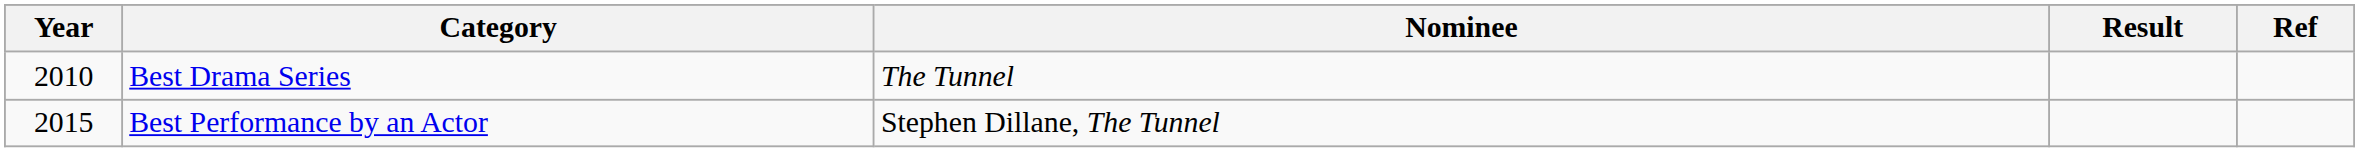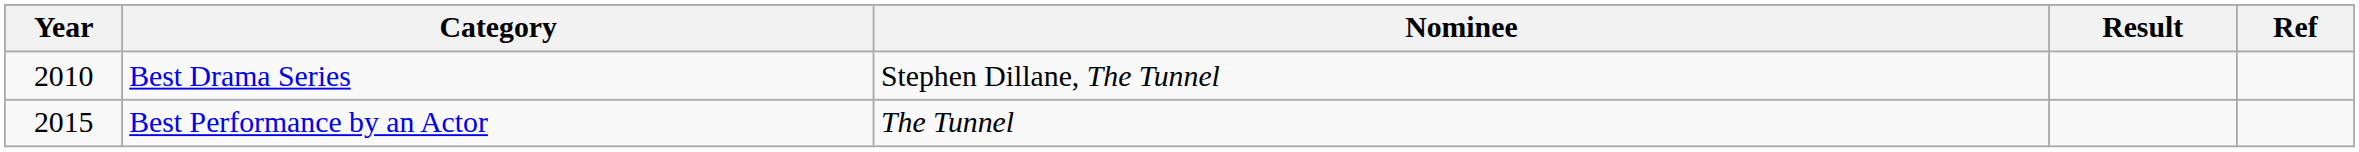(948, 75) The Tunnel -> (1050, 75) Stephen Dillane, The Tunnel
(1050, 122) Stephen Dillane, The Tunnel -> (948, 122) The Tunnel
